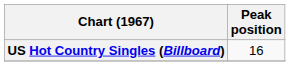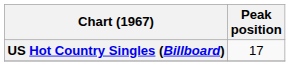(256, 50) 16 -> (256, 50) 17
